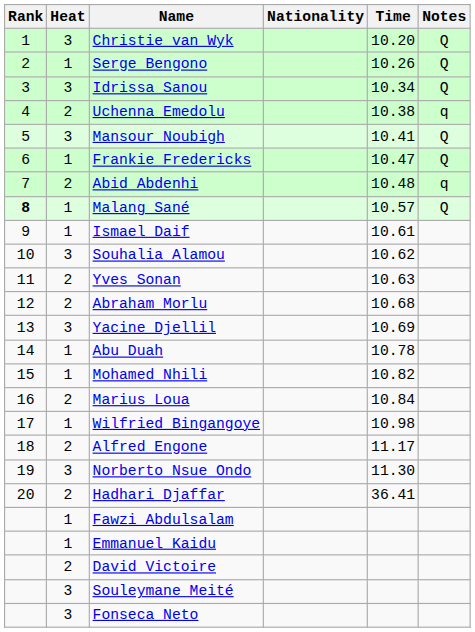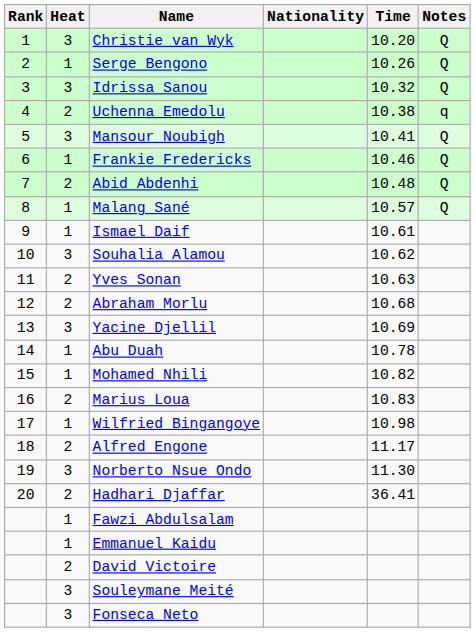(393, 88) 10.34 -> (393, 88) 10.32
(393, 160) 10.47 -> (393, 160) 10.46
(444, 184) q -> (444, 184) Q
(26, 208) bold -> (26, 208) normal
(393, 400) 10.84 -> (393, 400) 10.83
